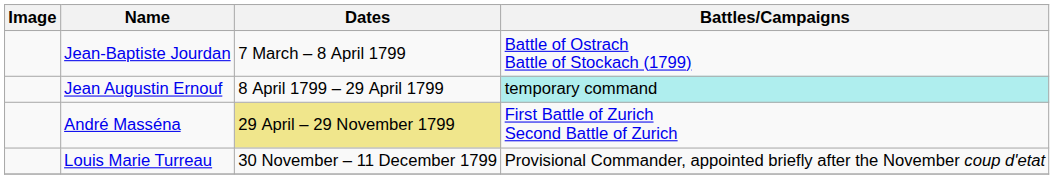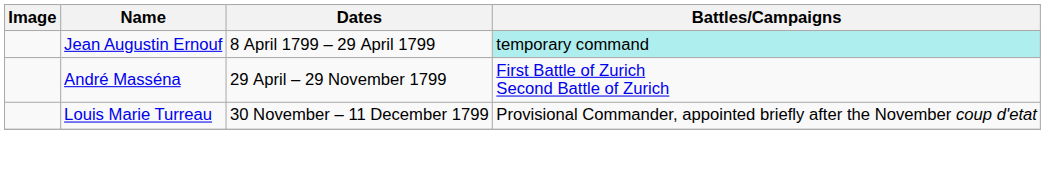- row: (147, 53)
(347, 124) khaki background -> (338, 79) no background
